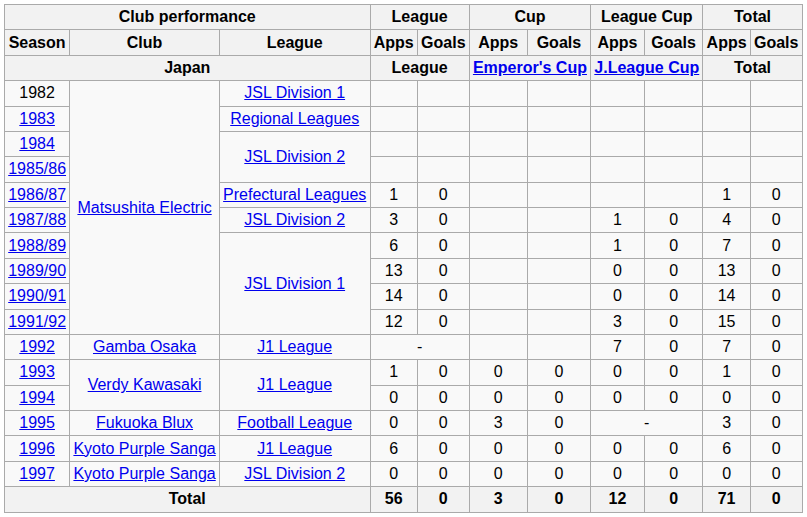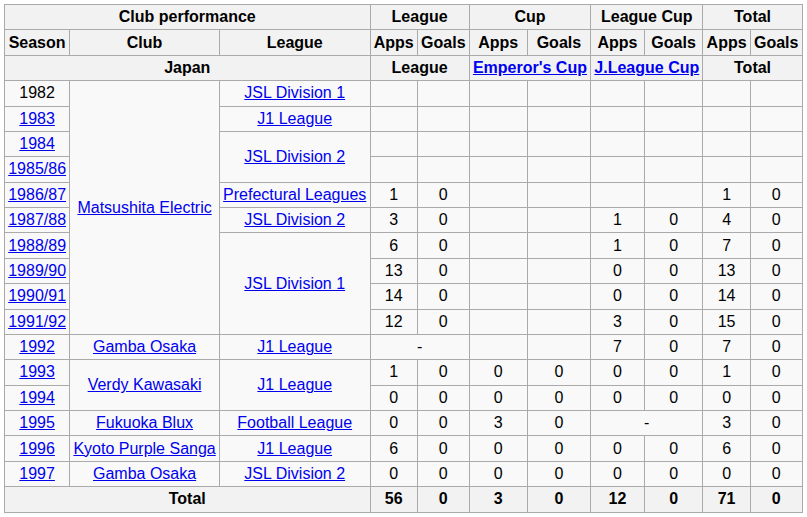(295, 118) Regional Leagues -> (295, 118) J1 League
(145, 473) Kyoto Purple Sanga -> (145, 473) Gamba Osaka
